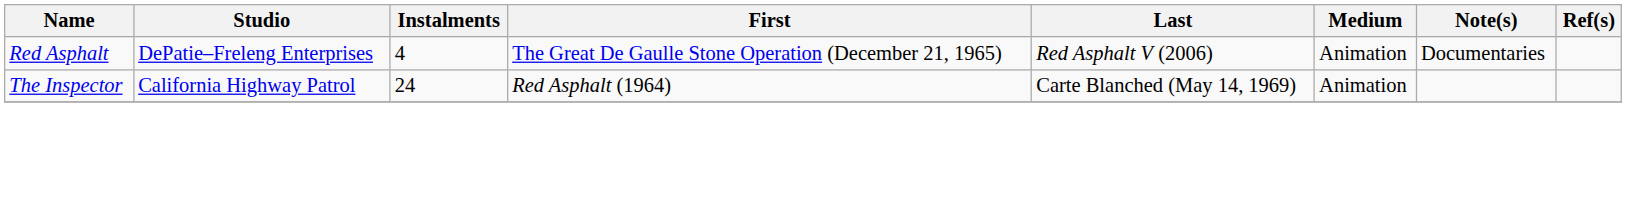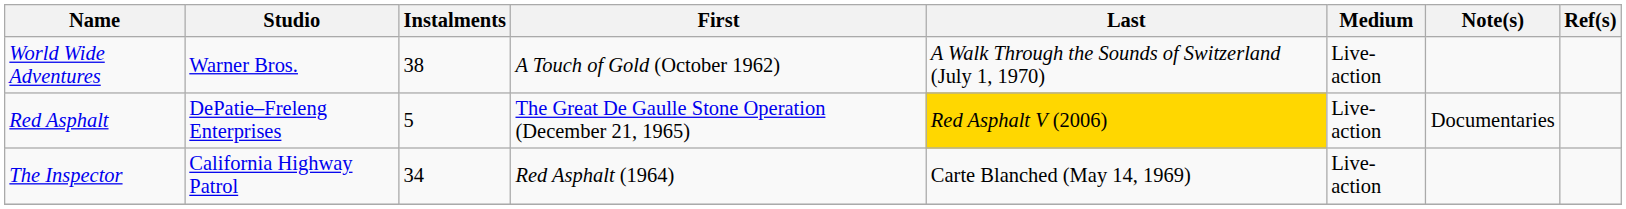+ row: (57, 64)
(400, 53) 4 -> (409, 120) 5
(1124, 53) no background -> (1019, 120) gold background
(1363, 53) Animation -> (1356, 120) Live-action
(405, 85) 24 -> (414, 175) 34
(1363, 85) Animation -> (1356, 175) Live-action
